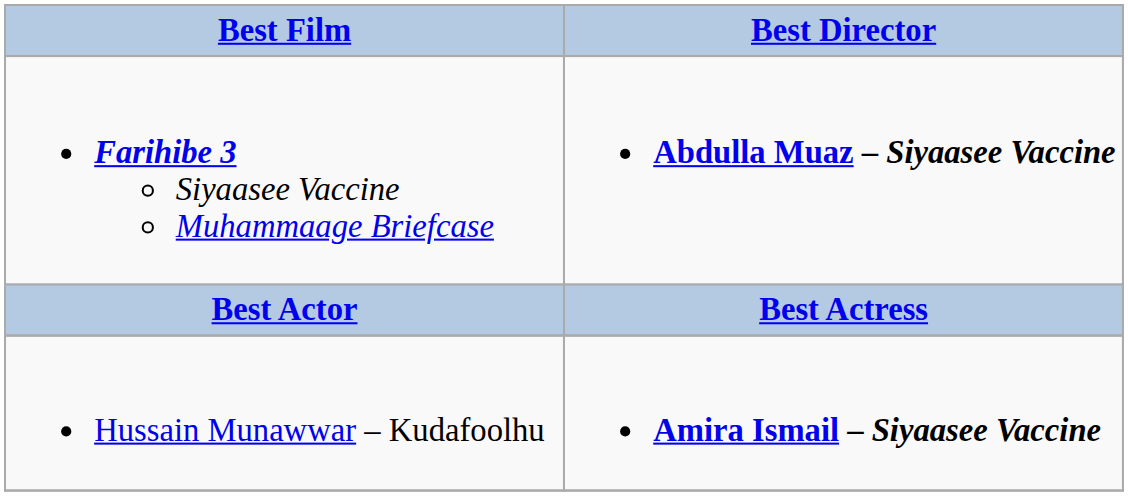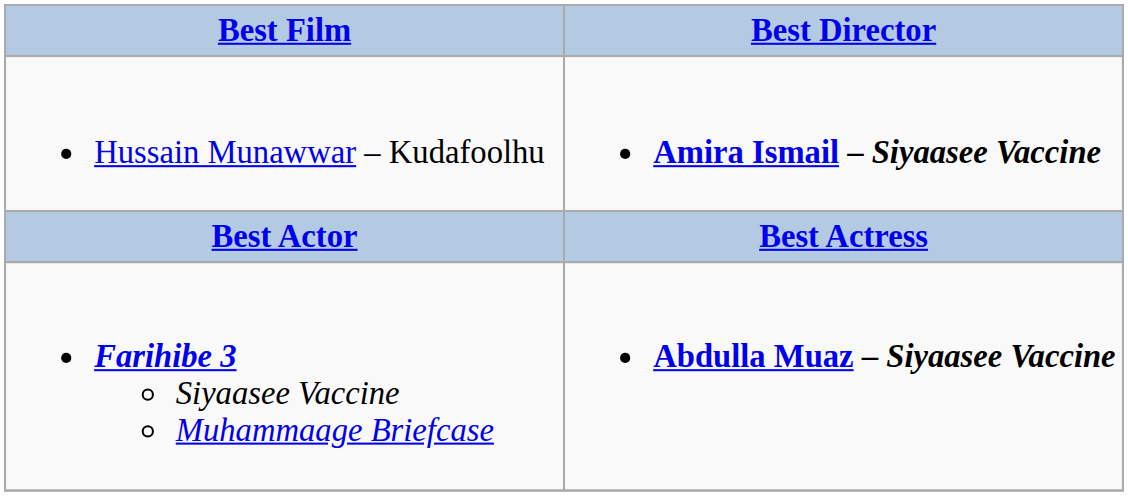rows swapped: (285, 189) <-> (285, 431)
